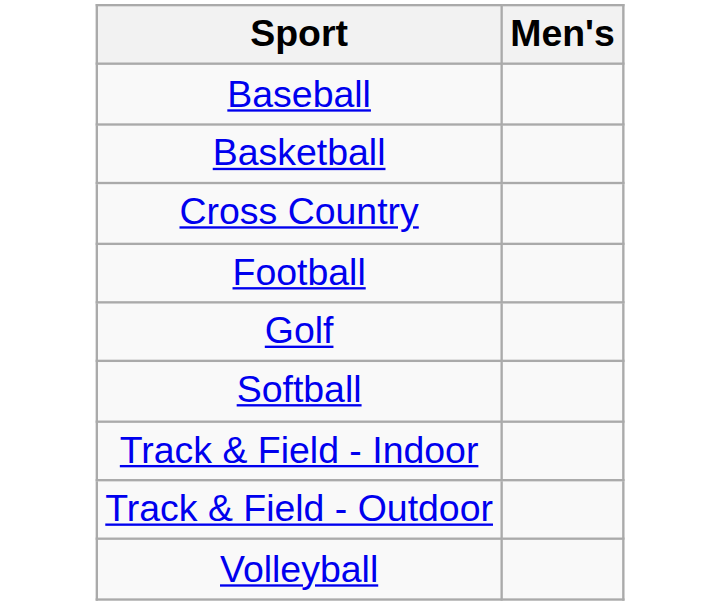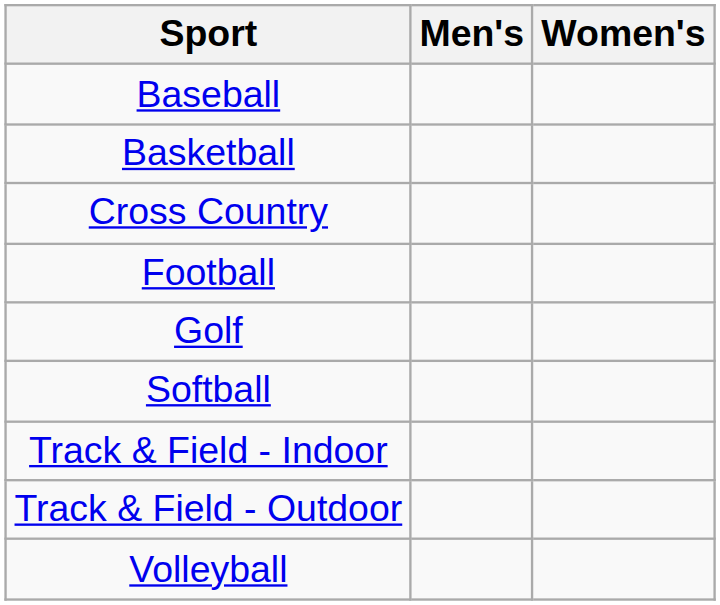+ column: (623, 34)
